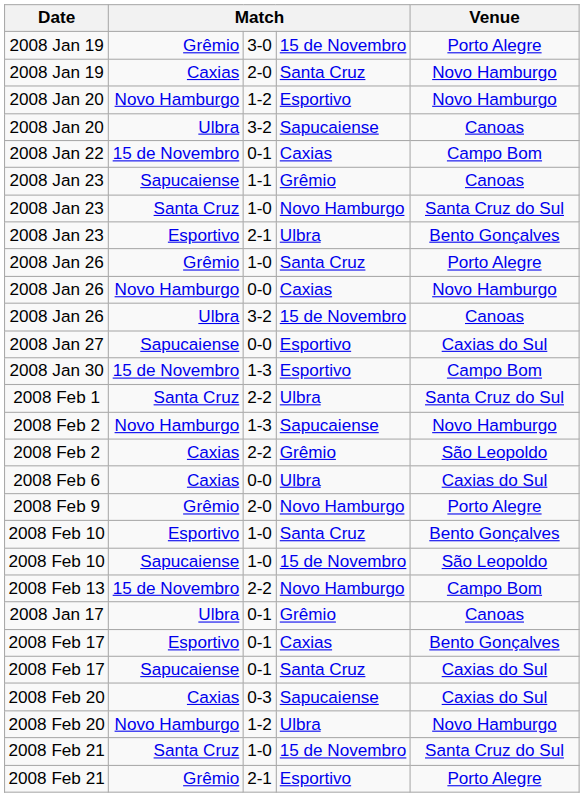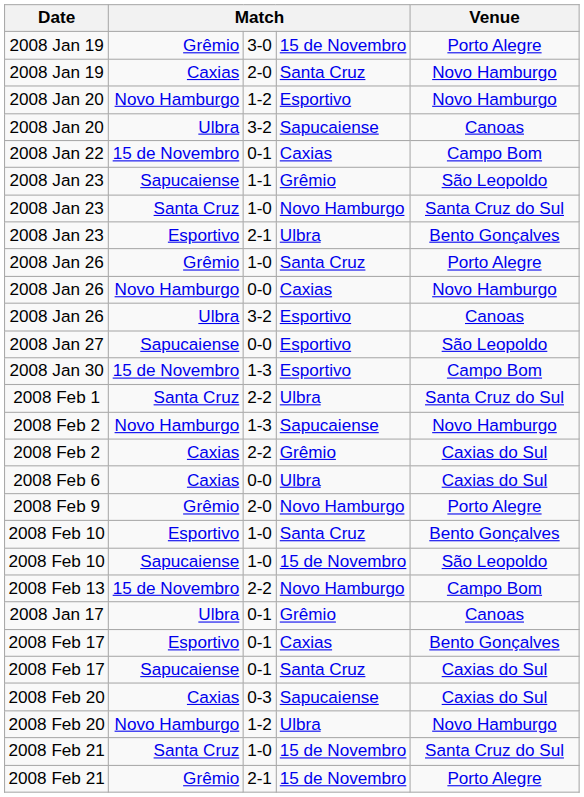(494, 181) Canoas -> (494, 181) São Leopoldo
(343, 316) 15 de Novembro -> (315, 316) Esportivo
(494, 344) Caxias do Sul -> (494, 344) São Leopoldo
(494, 452) São Leopoldo -> (494, 452) Caxias do Sul
(315, 778) Esportivo -> (343, 778) 15 de Novembro
